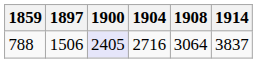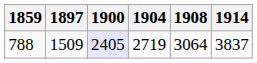(67, 44) 1506 -> (67, 44) 1509
(149, 44) 2716 -> (149, 44) 2719
